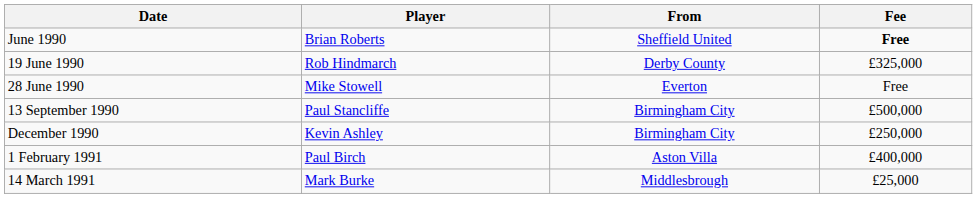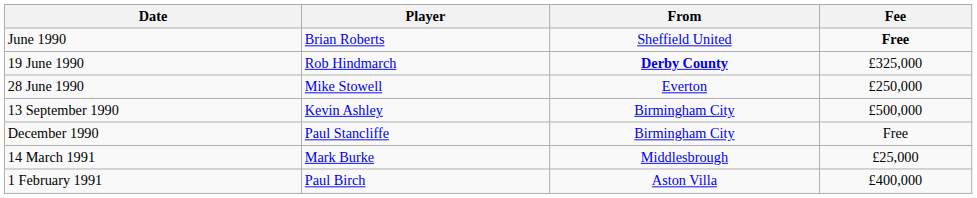(684, 63) normal -> (684, 63) bold
(895, 87) Free -> (895, 87) £250,000
(347, 110) Paul Stancliffe -> (344, 110) Kevin Ashley
(344, 134) Kevin Ashley -> (347, 134) Paul Stancliffe
(895, 134) £250,000 -> (895, 134) Free
rows swapped: (55, 157) <-> (51, 181)
